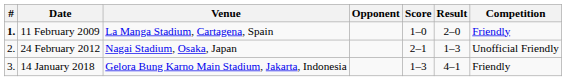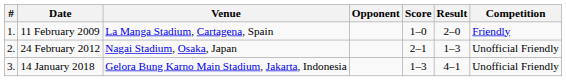(11, 31) bold -> (11, 31) normal
(491, 66) Friendly -> (516, 66) Unofficial Friendly
